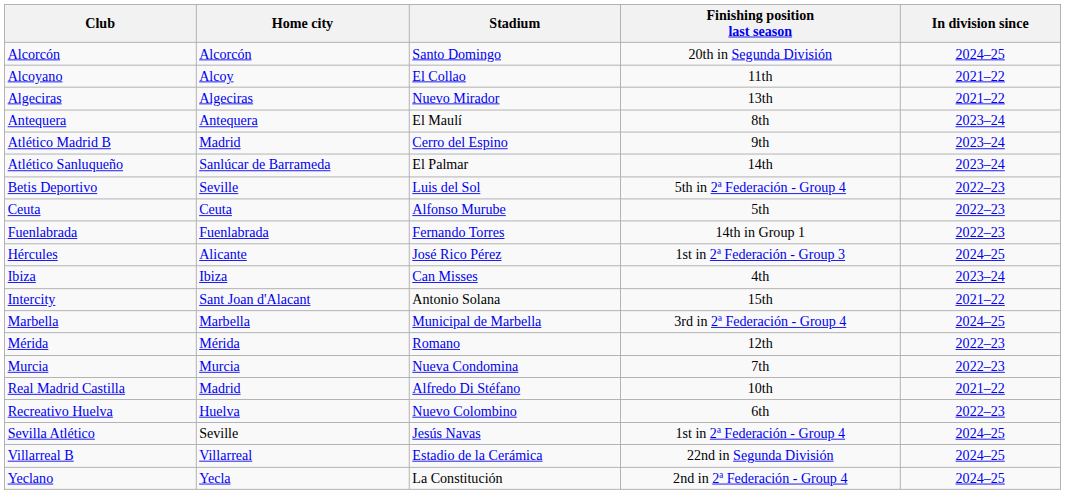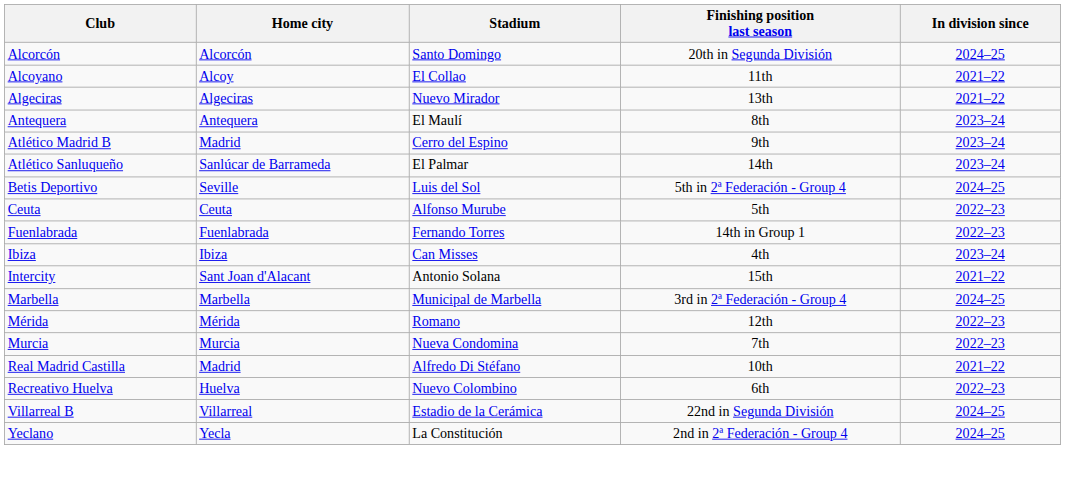(980, 187) 2022–23 -> (980, 187) 2024–25
- row: (33, 254)
- row: (51, 433)
